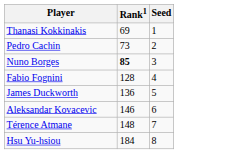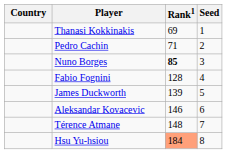+ column: (28, 13)
(125, 46) 73 -> (173, 46) 71
(127, 93) 136 -> (175, 93) 139
(127, 140) no background -> (175, 140) lightsalmon background
